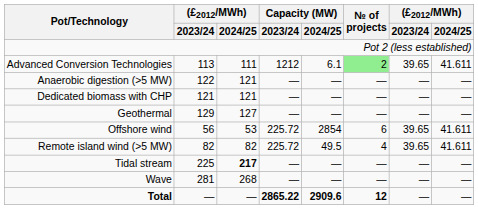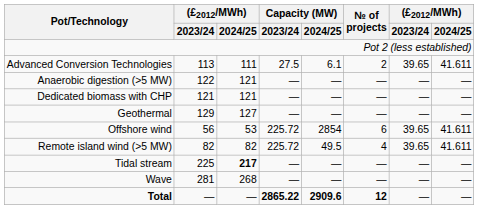(287, 64) 1212 -> (289, 64) 27.5
(384, 64) lightgreen background -> (384, 64) no background
